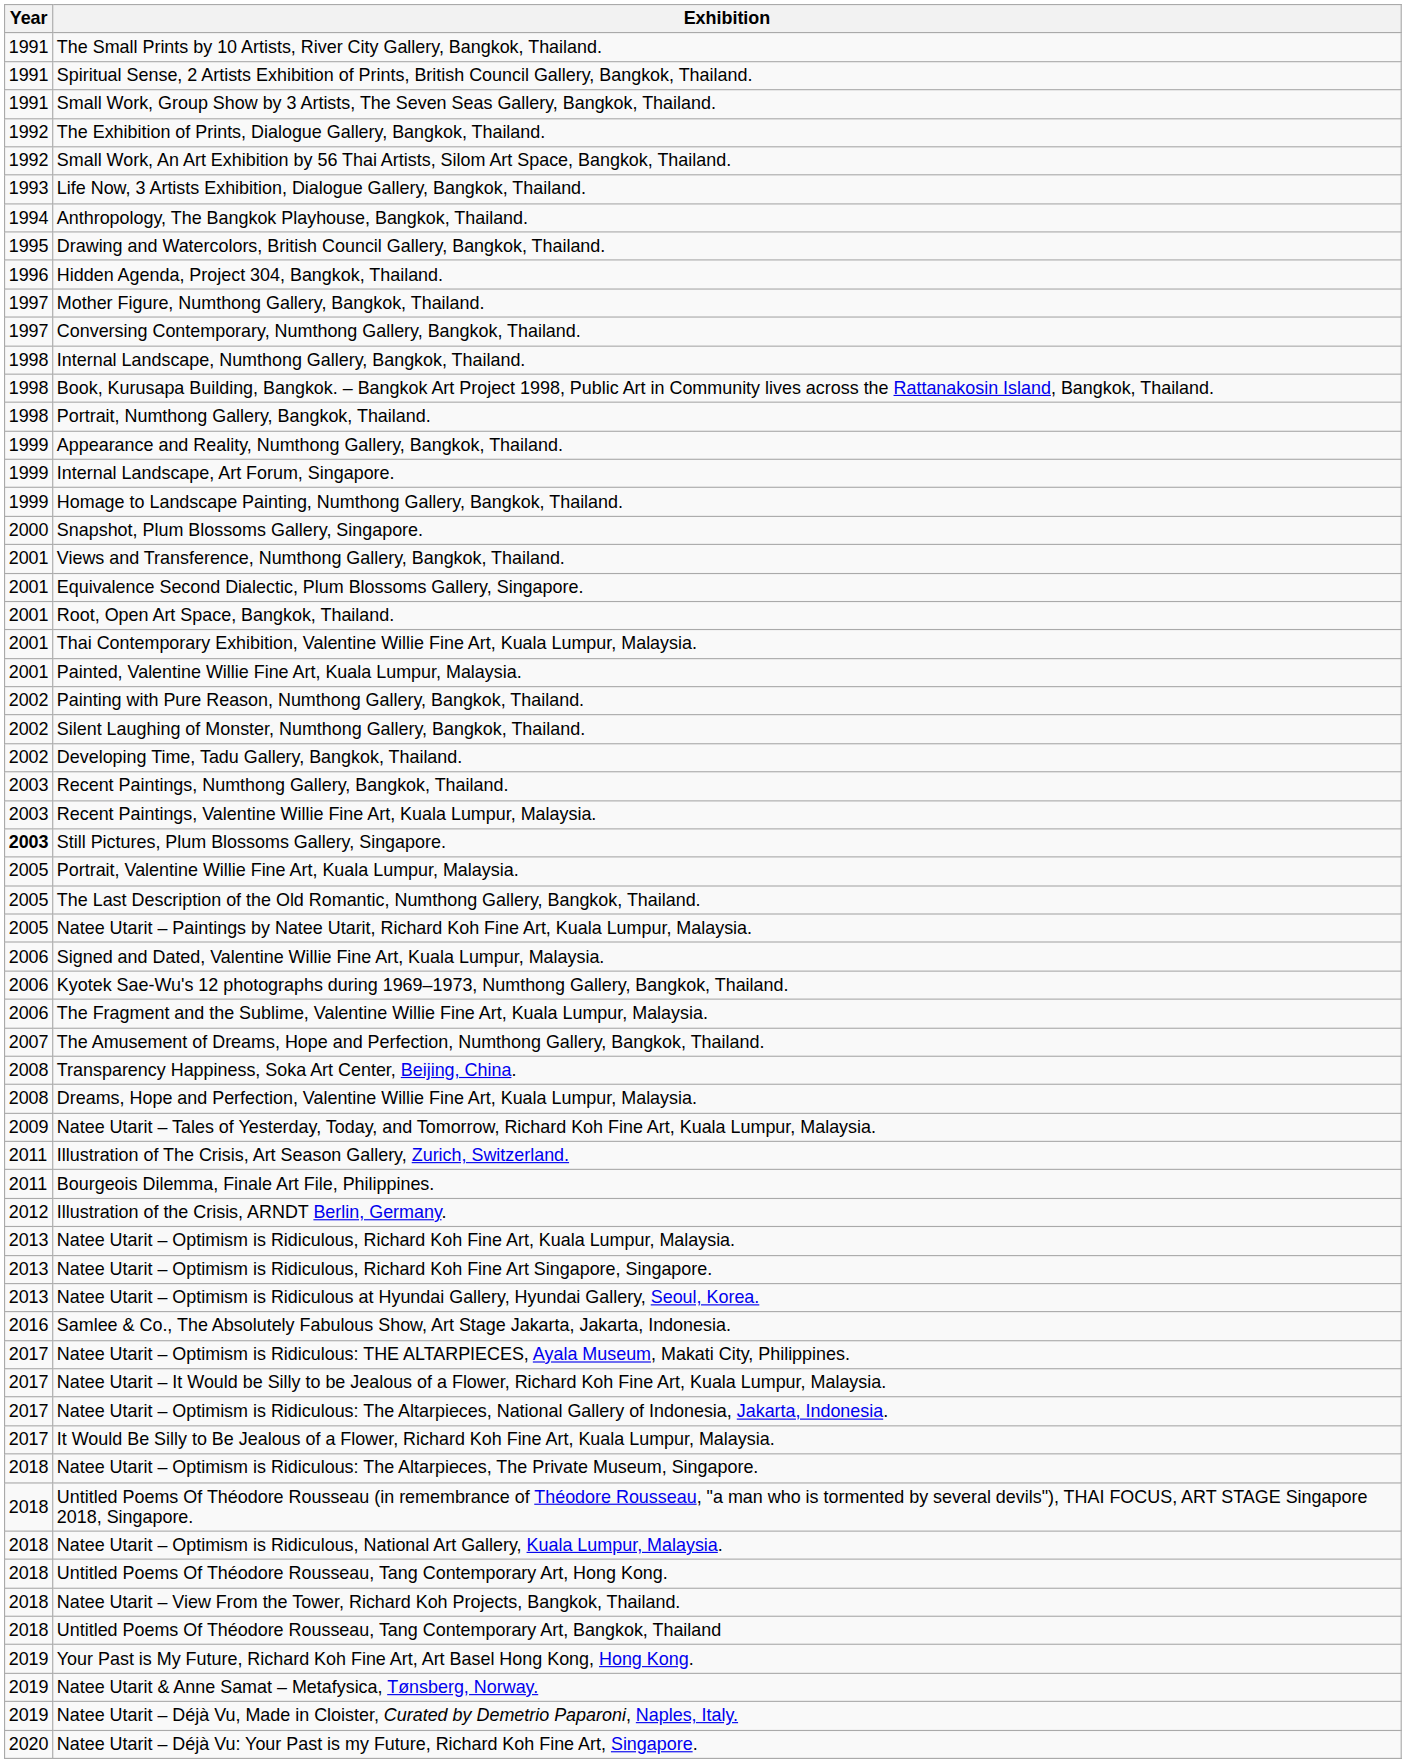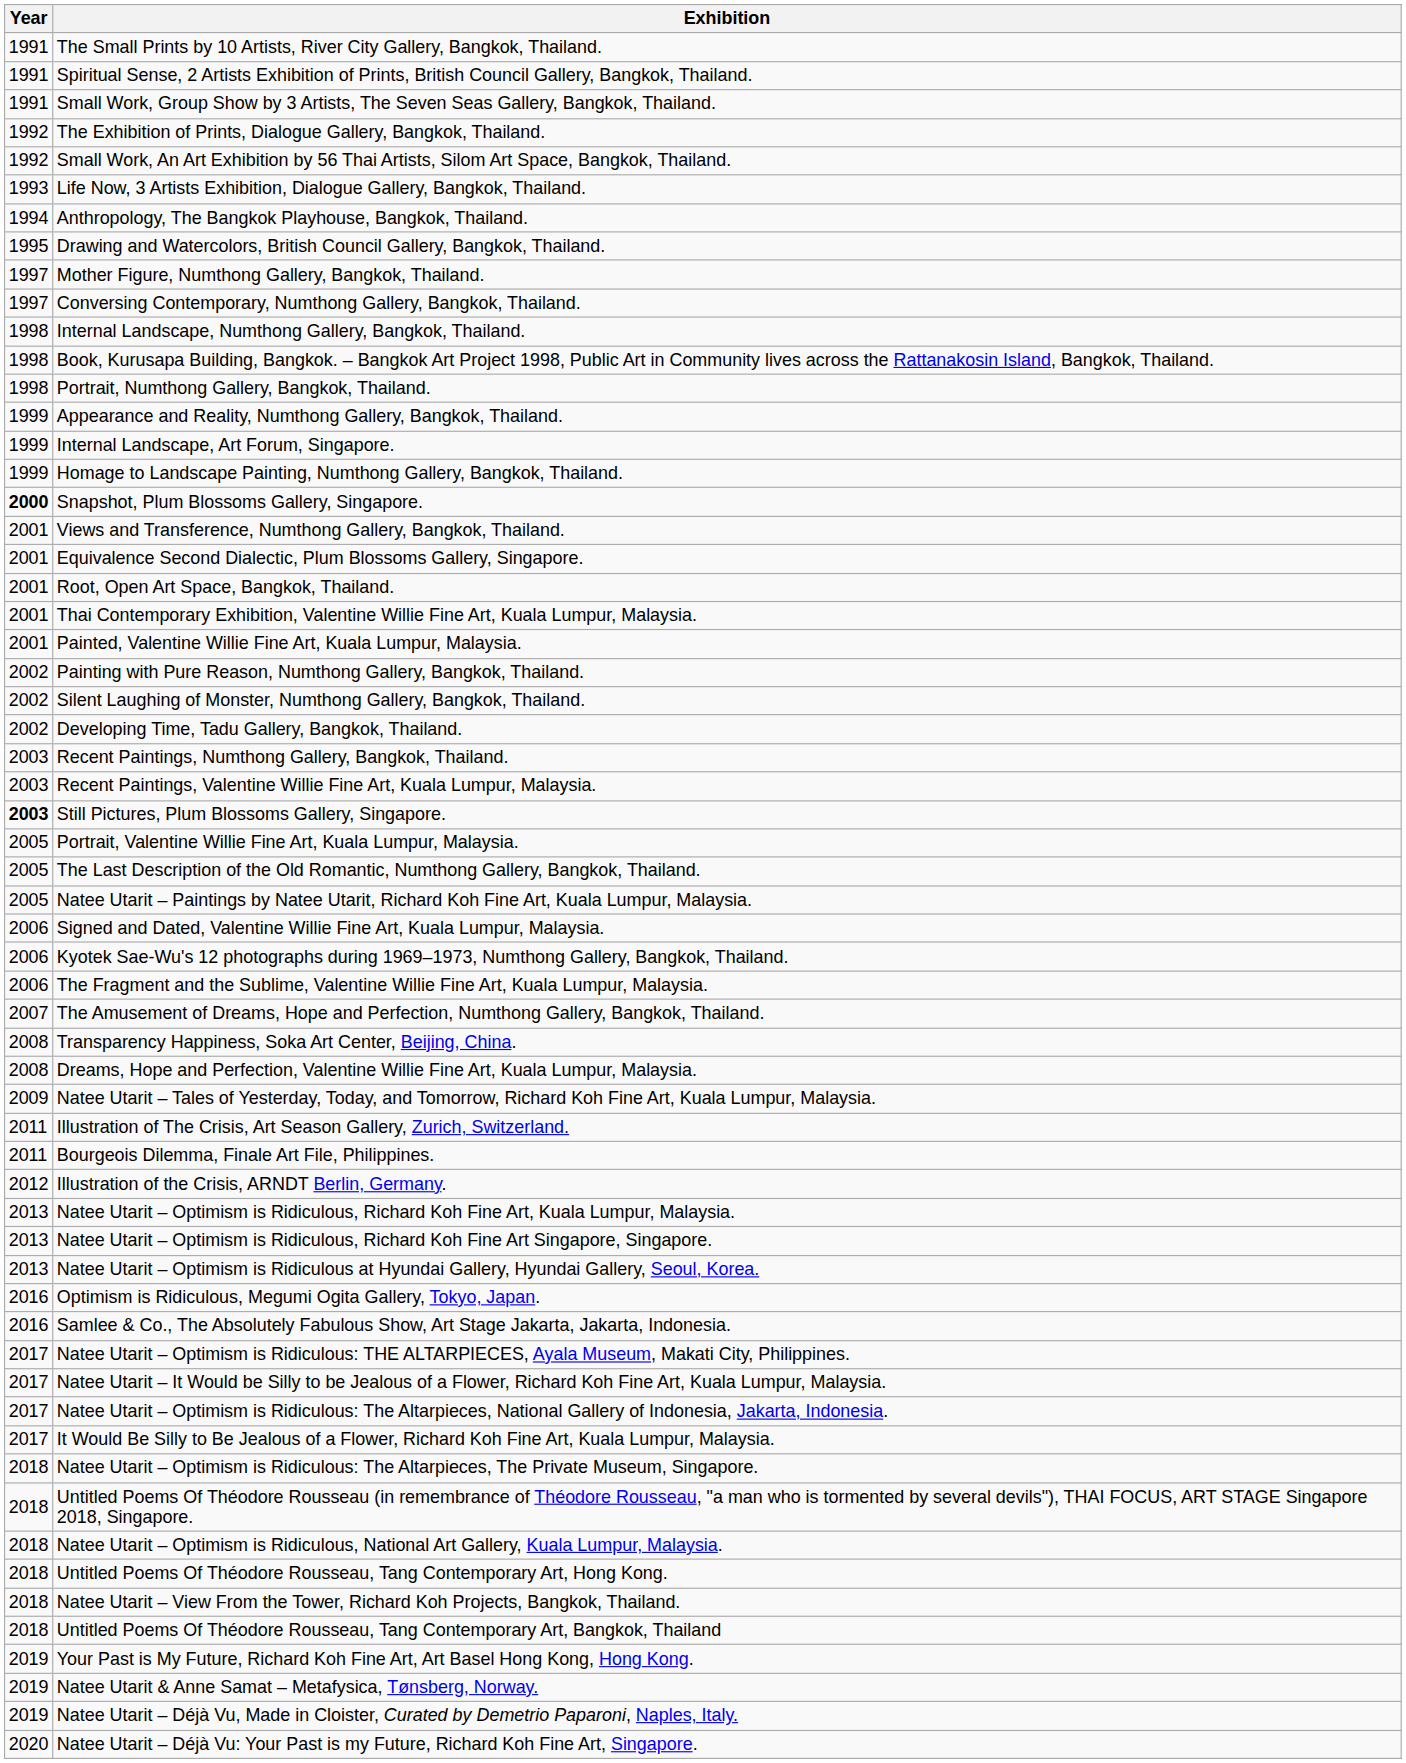- row: (250, 274)
(29, 530) normal -> (29, 501) bold
+ row: (298, 1297)
